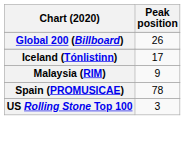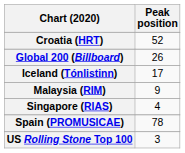+ row: (70, 40)
+ row: (70, 106)
